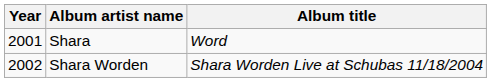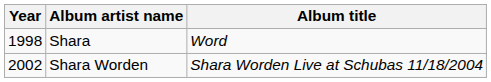(25, 41) 2001 -> (25, 41) 1998
